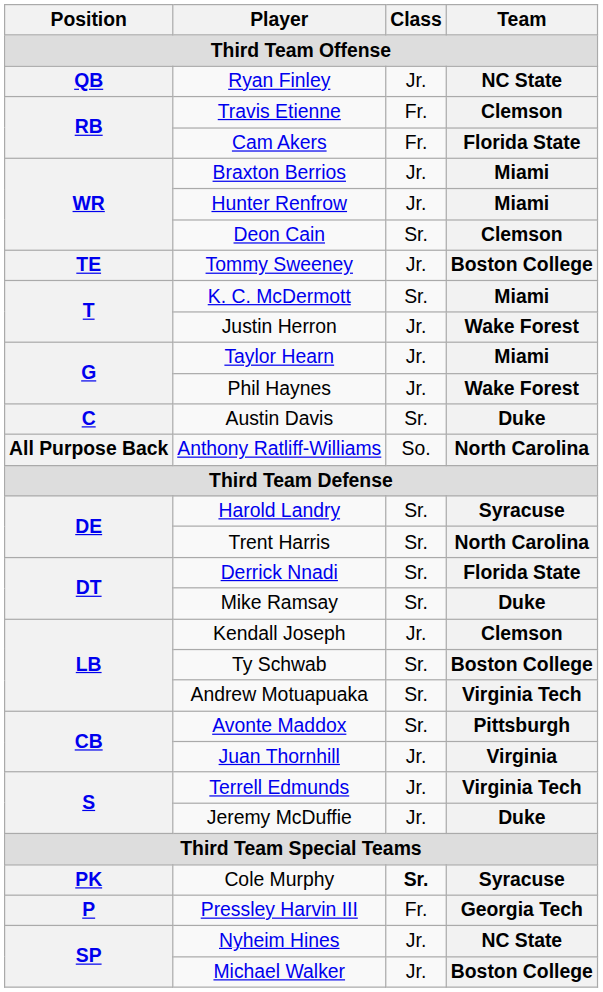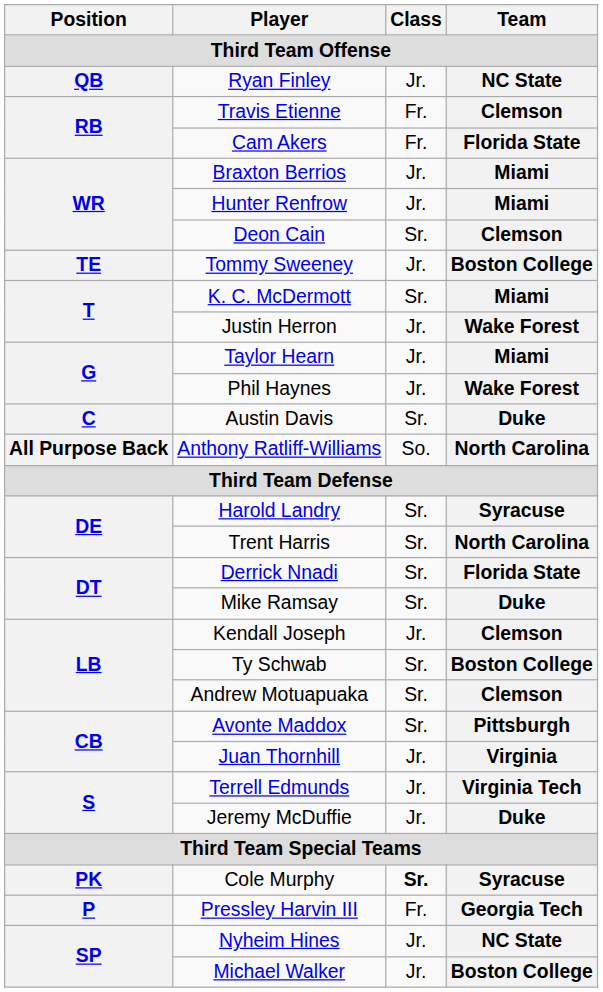(522, 695) Virginia Tech -> (522, 695) Clemson
